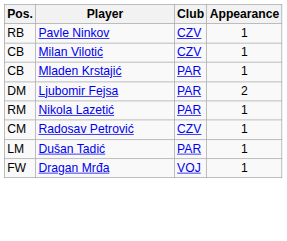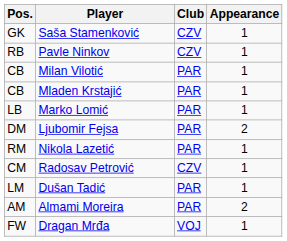+ row: (89, 33)
(189, 52) CZV -> (189, 71) PAR
+ row: (73, 110)
+ row: (81, 206)
